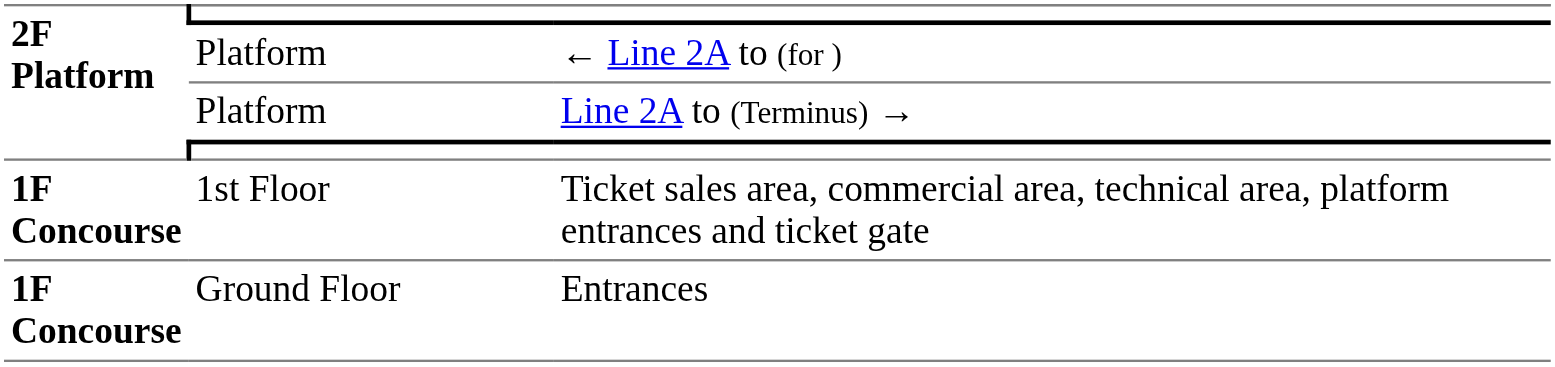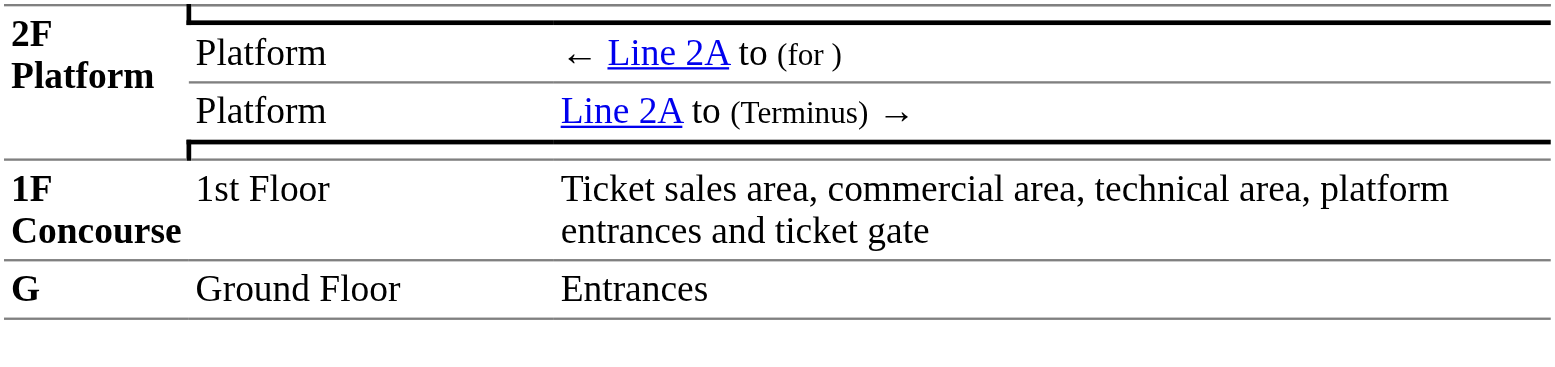(96, 309) 1F Concourse -> (26, 288) G
